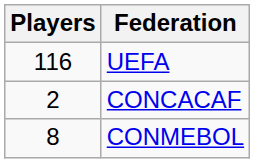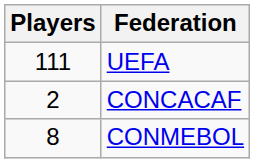(53, 61) 116 -> (53, 61) 111
